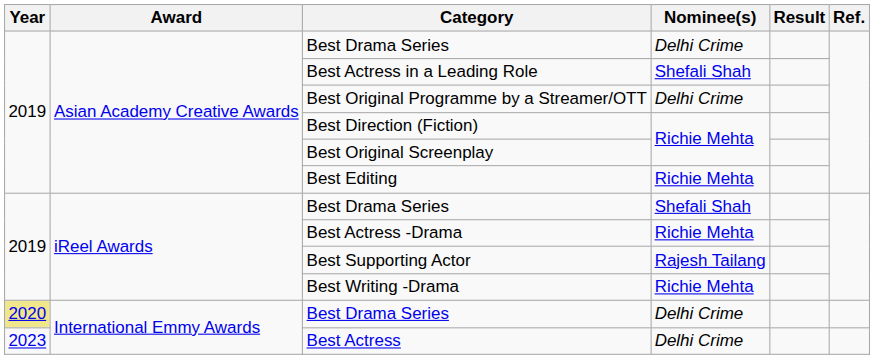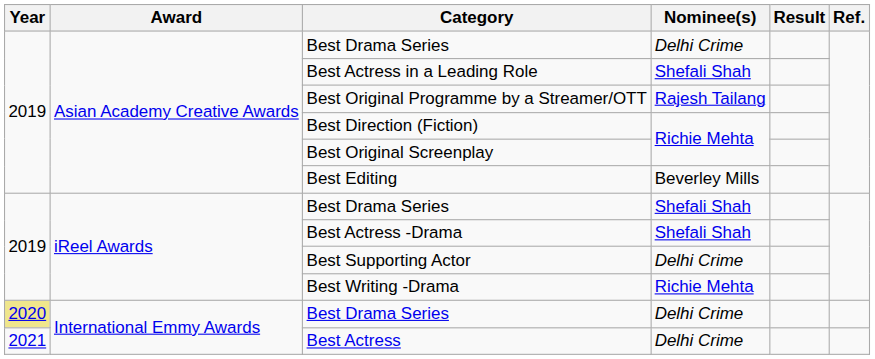(699, 98) Delhi Crime -> (710, 98) Rajesh Tailang
(704, 179) Richie Mehta -> (707, 179) Beverley Mills
(704, 233) Richie Mehta -> (703, 233) Shefali Shah
(710, 260) Rajesh Tailang -> (699, 260) Delhi Crime
(27, 340) 2023 -> (27, 340) 2021
